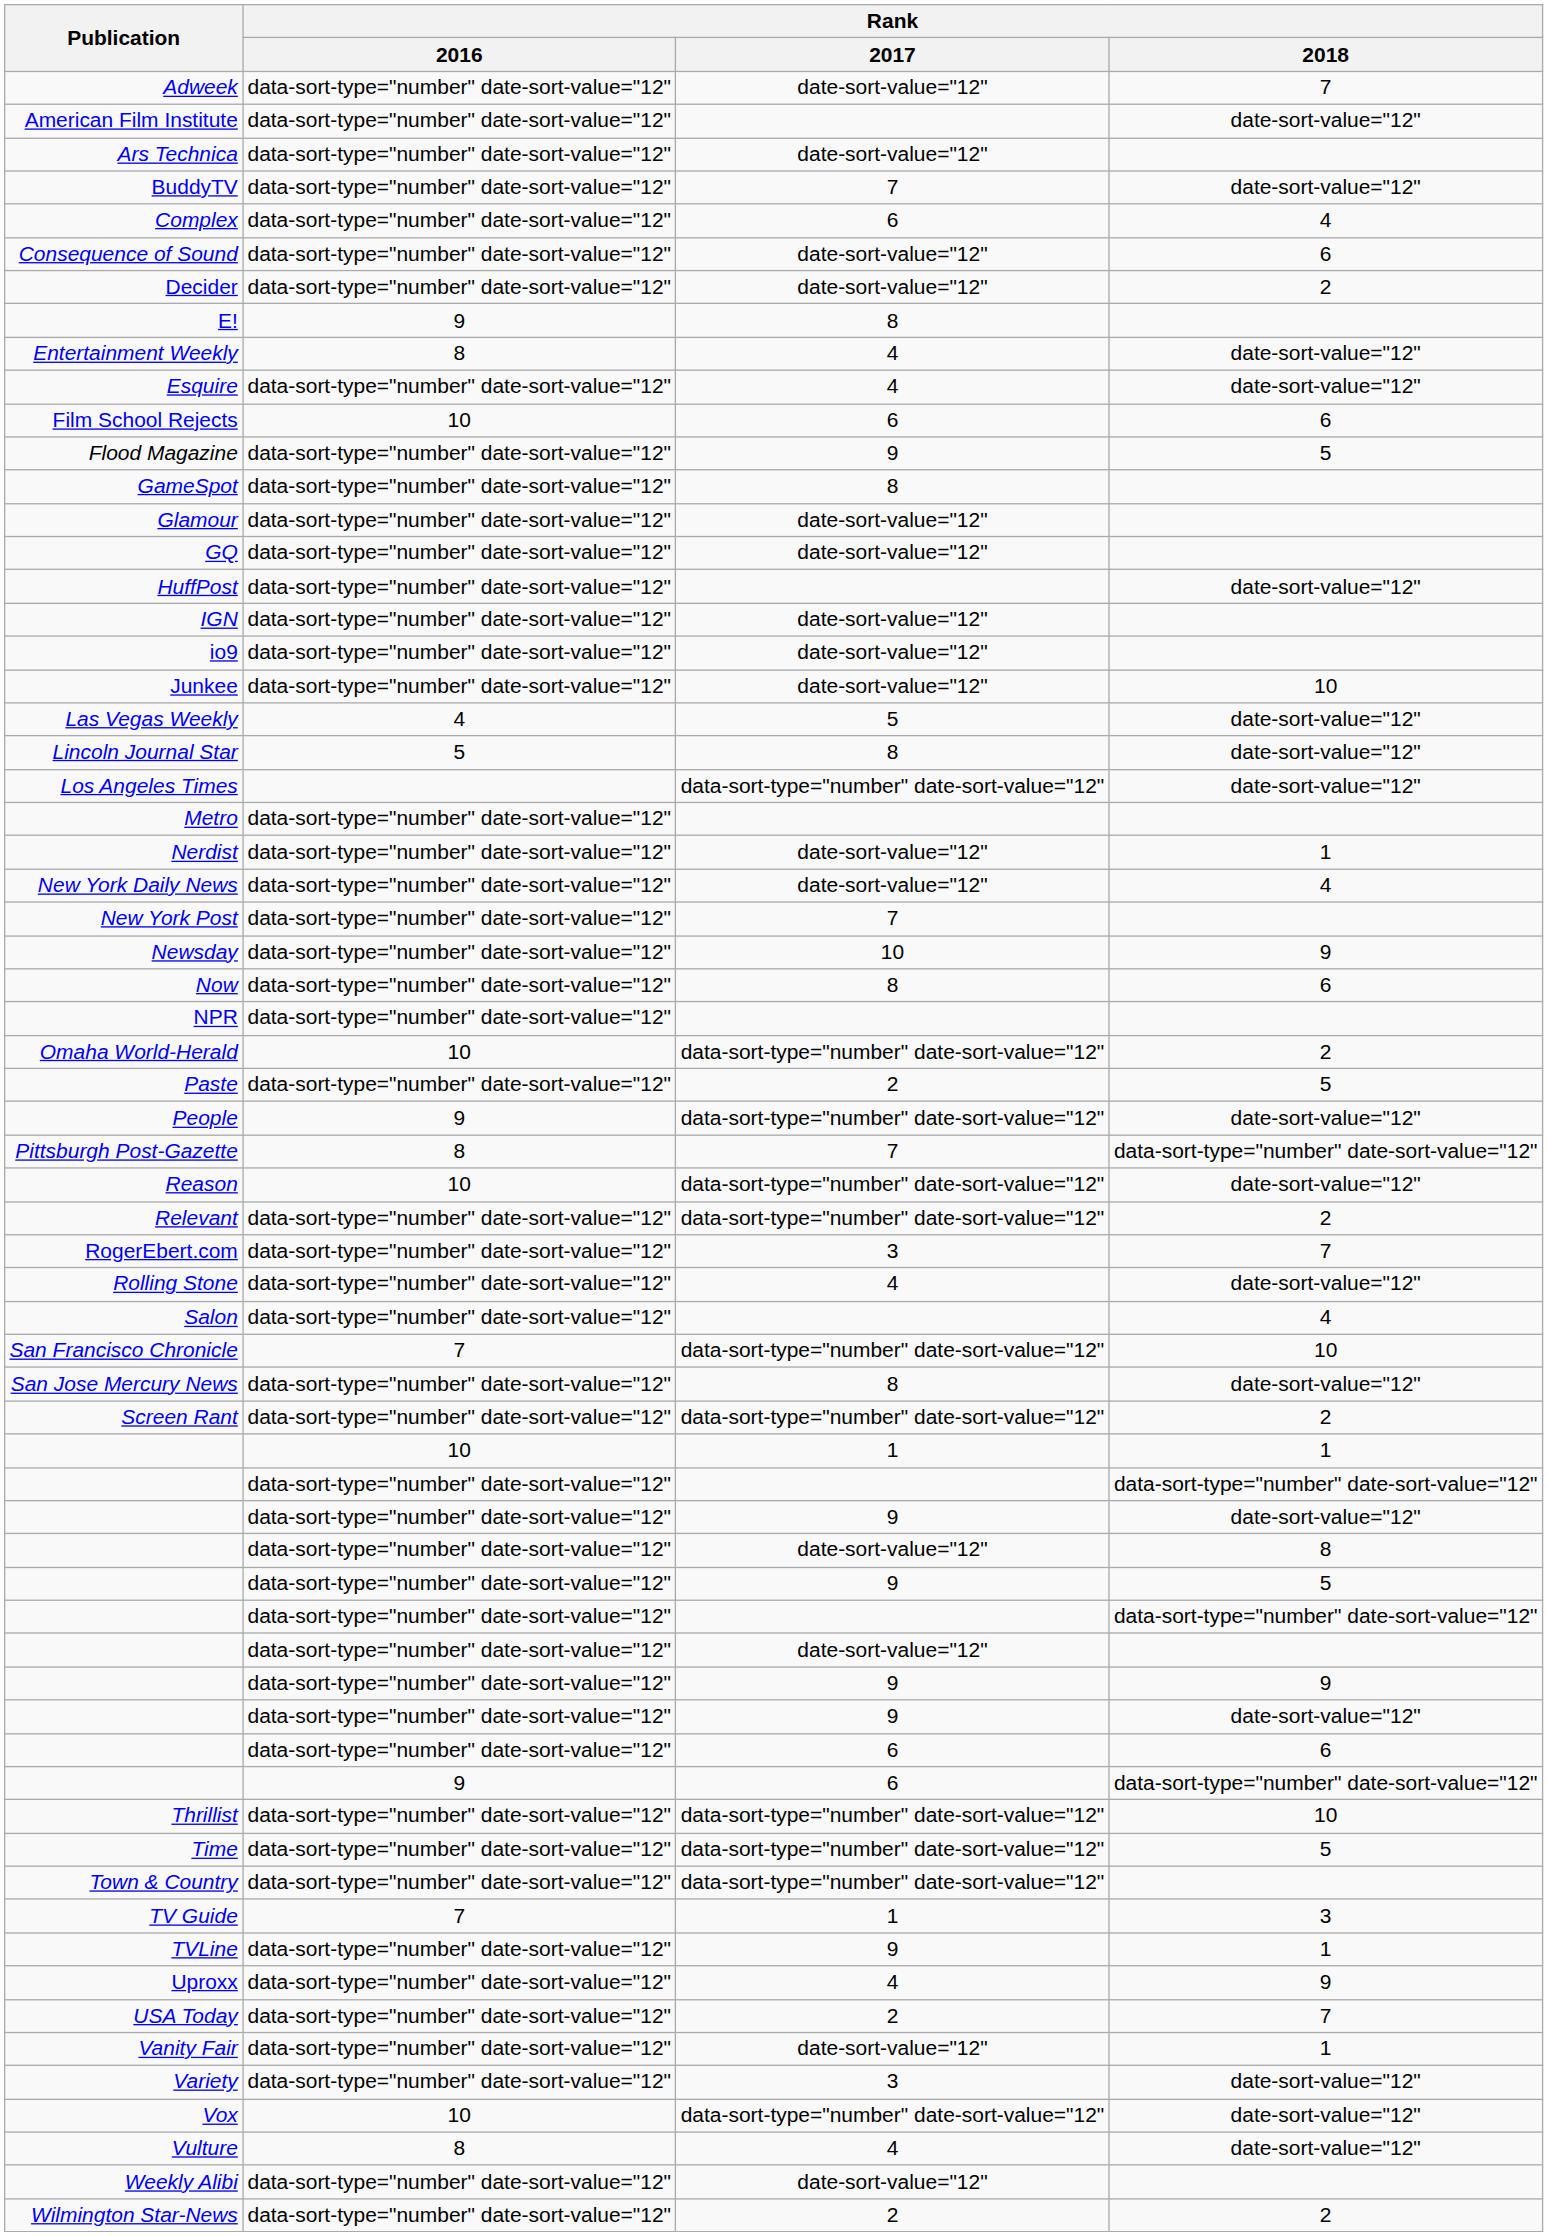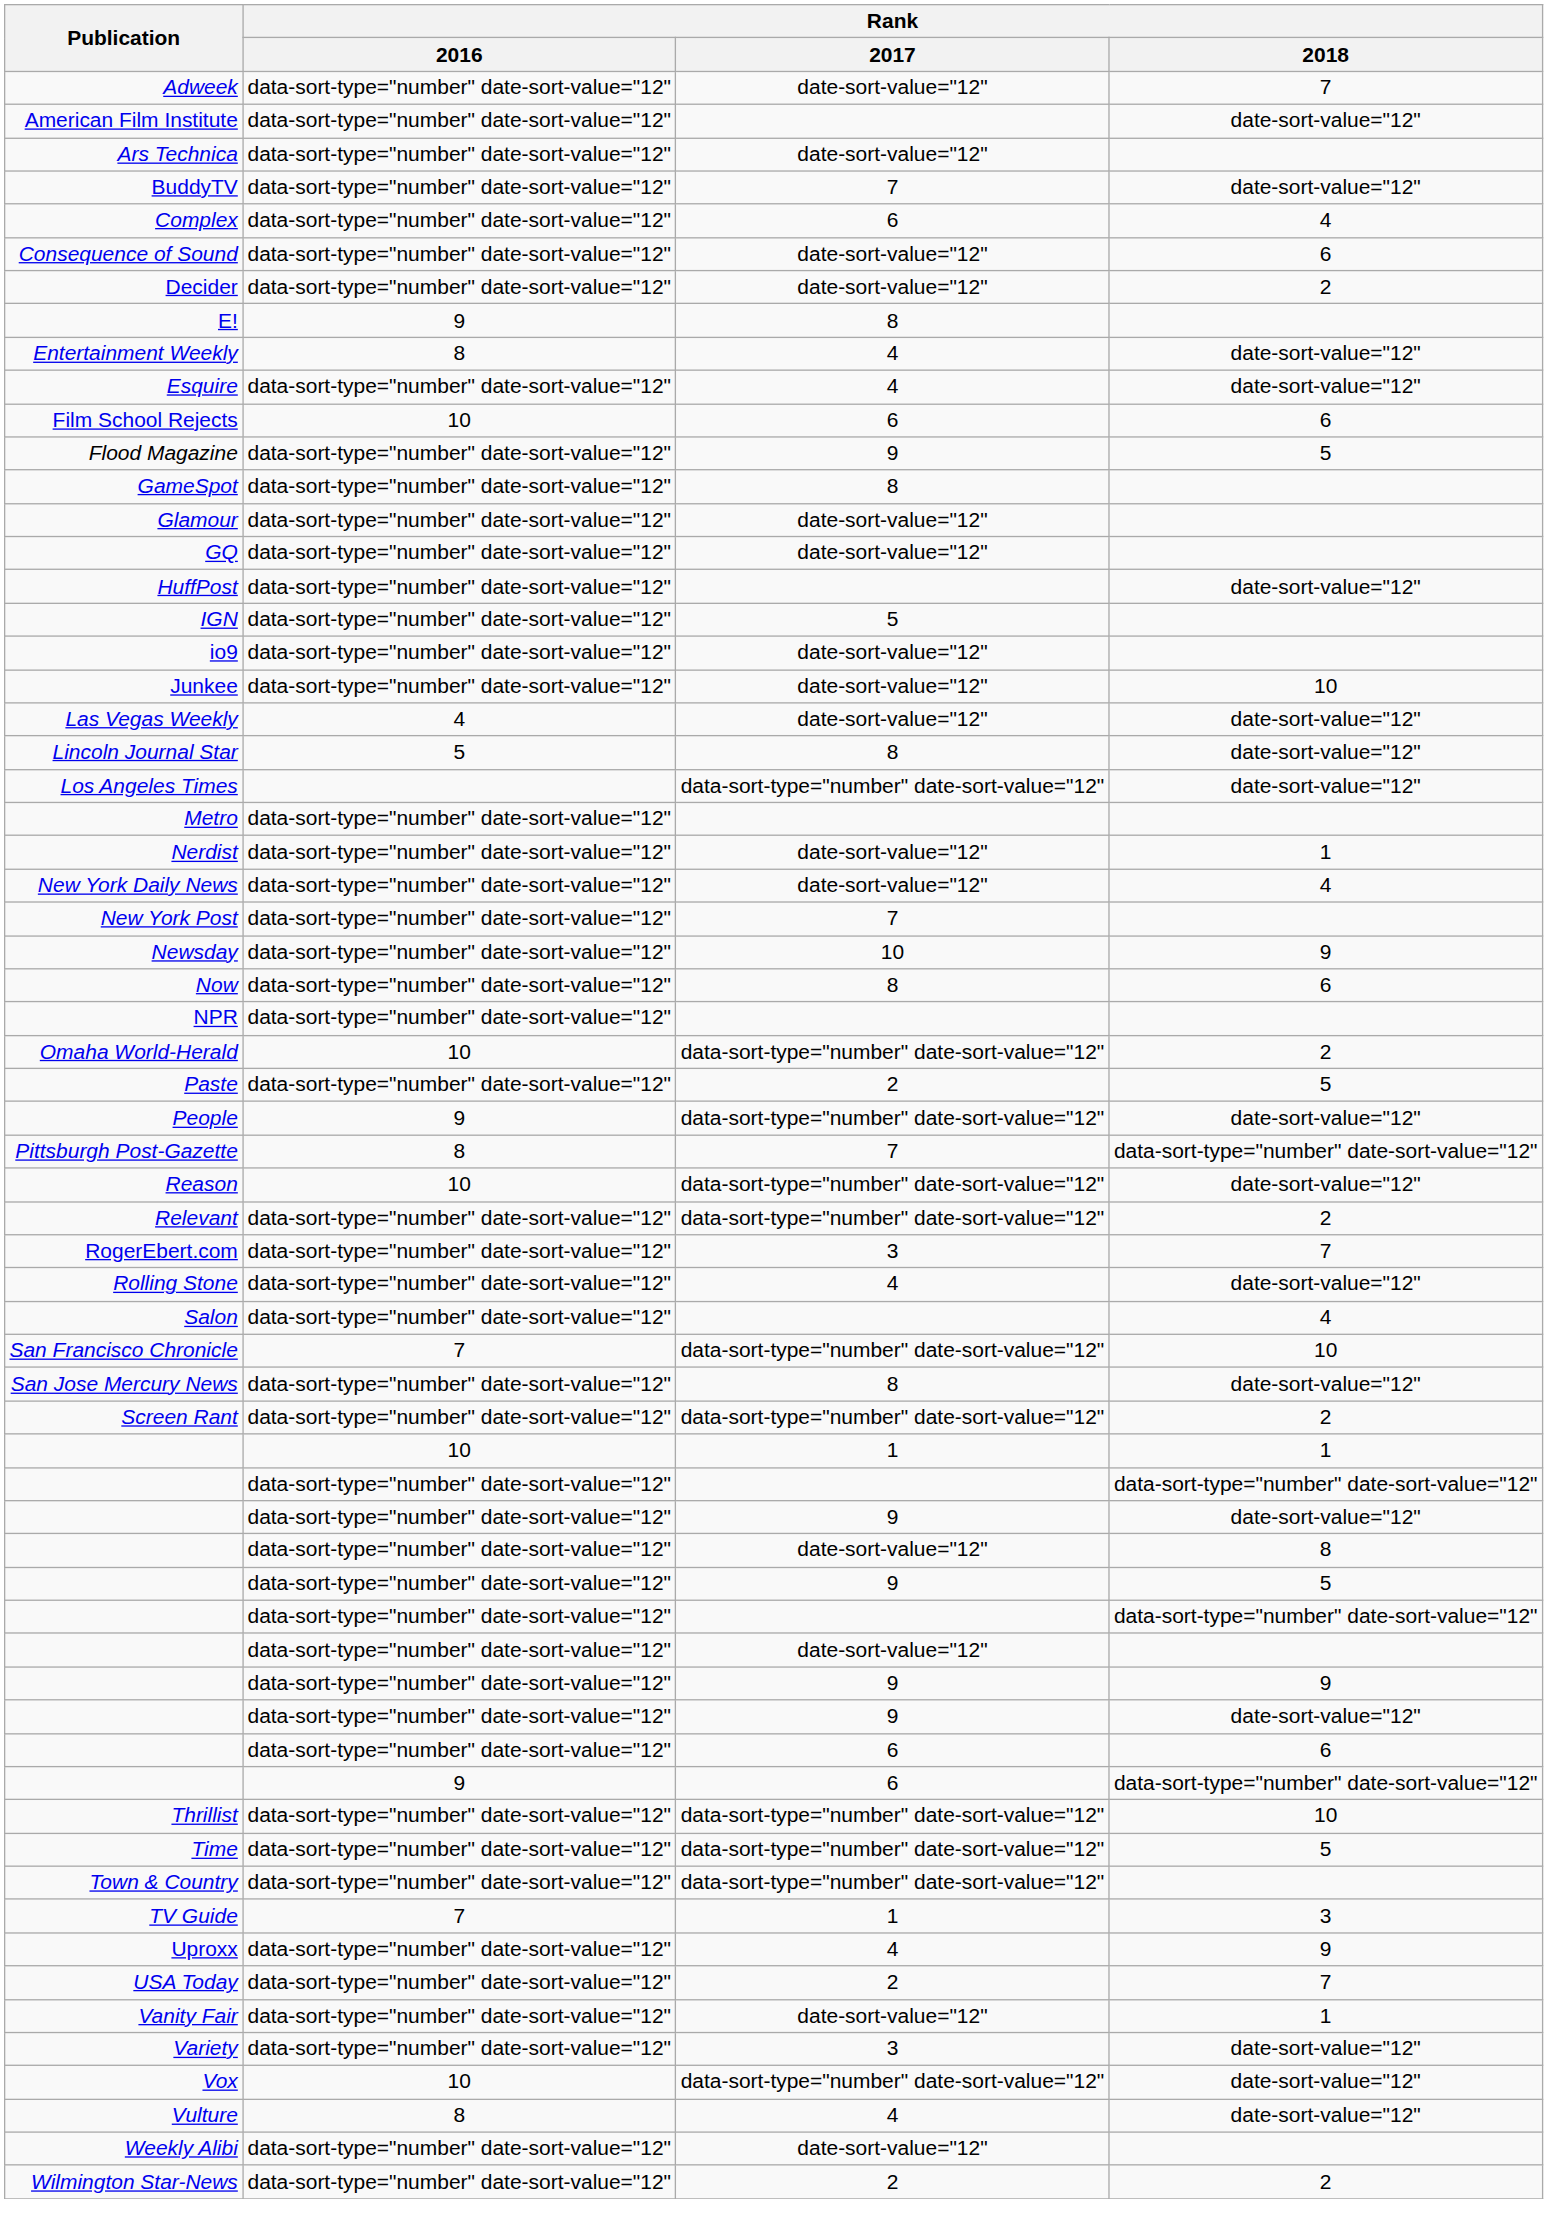(892, 619) date-sort-value="12" -> (892, 619) 5
(892, 719) 5 -> (892, 719) date-sort-value="12"
- row: (205, 1949)
